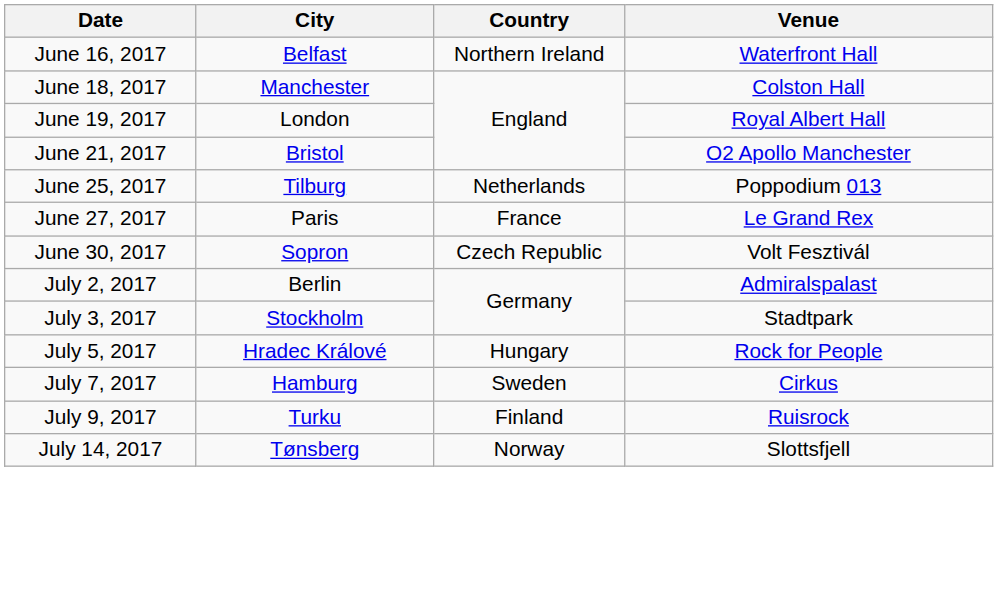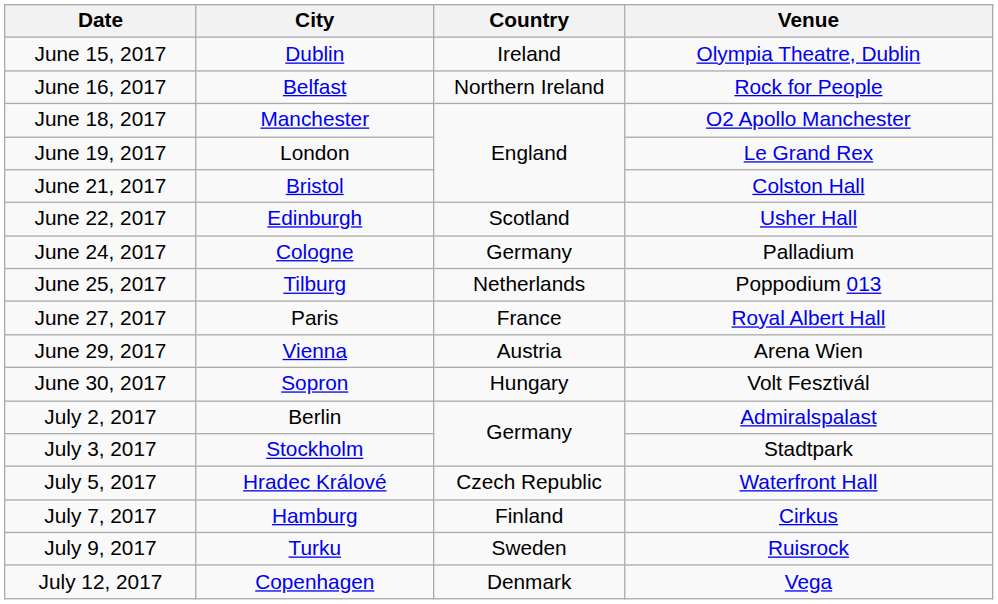+ row: (100, 53)
(808, 53) Waterfront Hall -> (808, 86) Rock for People
(808, 86) Colston Hall -> (808, 119) O2 Apollo Manchester
(808, 119) Royal Albert Hall -> (808, 152) Le Grand Rex
(808, 152) O2 Apollo Manchester -> (808, 185) Colston Hall
+ row: (100, 218)
+ row: (100, 251)
(808, 218) Le Grand Rex -> (808, 317) Royal Albert Hall
+ row: (100, 350)
(529, 251) Czech Republic -> (529, 383) Hungary
(529, 350) Hungary -> (529, 482) Czech Republic
(808, 350) Rock for People -> (808, 482) Waterfront Hall
(529, 383) Sweden -> (529, 515) Finland
(529, 416) Finland -> (529, 548) Sweden
+ row: (100, 581)
- row: (100, 449)
